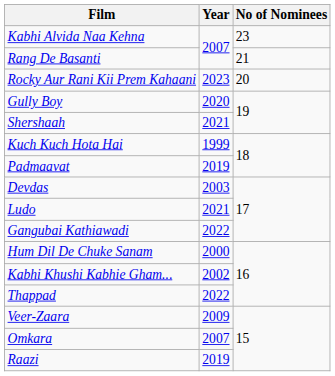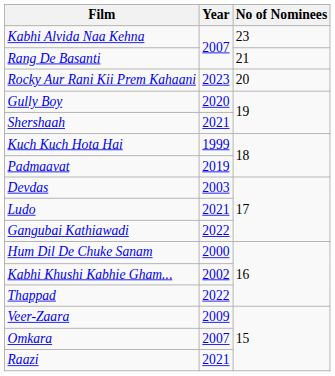(216, 360) 2019 -> (216, 360) 2021
